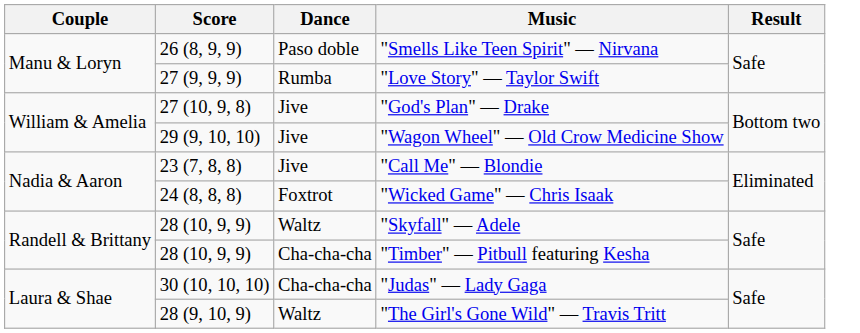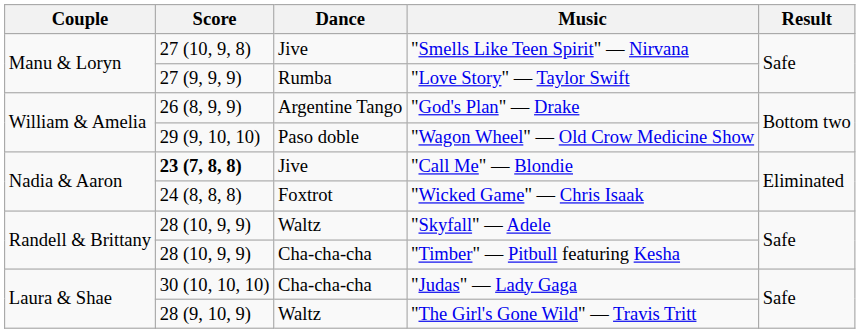(201, 48) 26 (8, 9, 9) -> (205, 48) 27 (10, 9, 8)
(319, 48) Paso doble -> (293, 48) Jive
(205, 107) 27 (10, 9, 8) -> (201, 107) 26 (8, 9, 9)
(293, 107) Jive -> (340, 107) Argentine Tango
(293, 136) Jive -> (319, 136) Paso doble
(201, 166) normal -> (201, 166) bold
